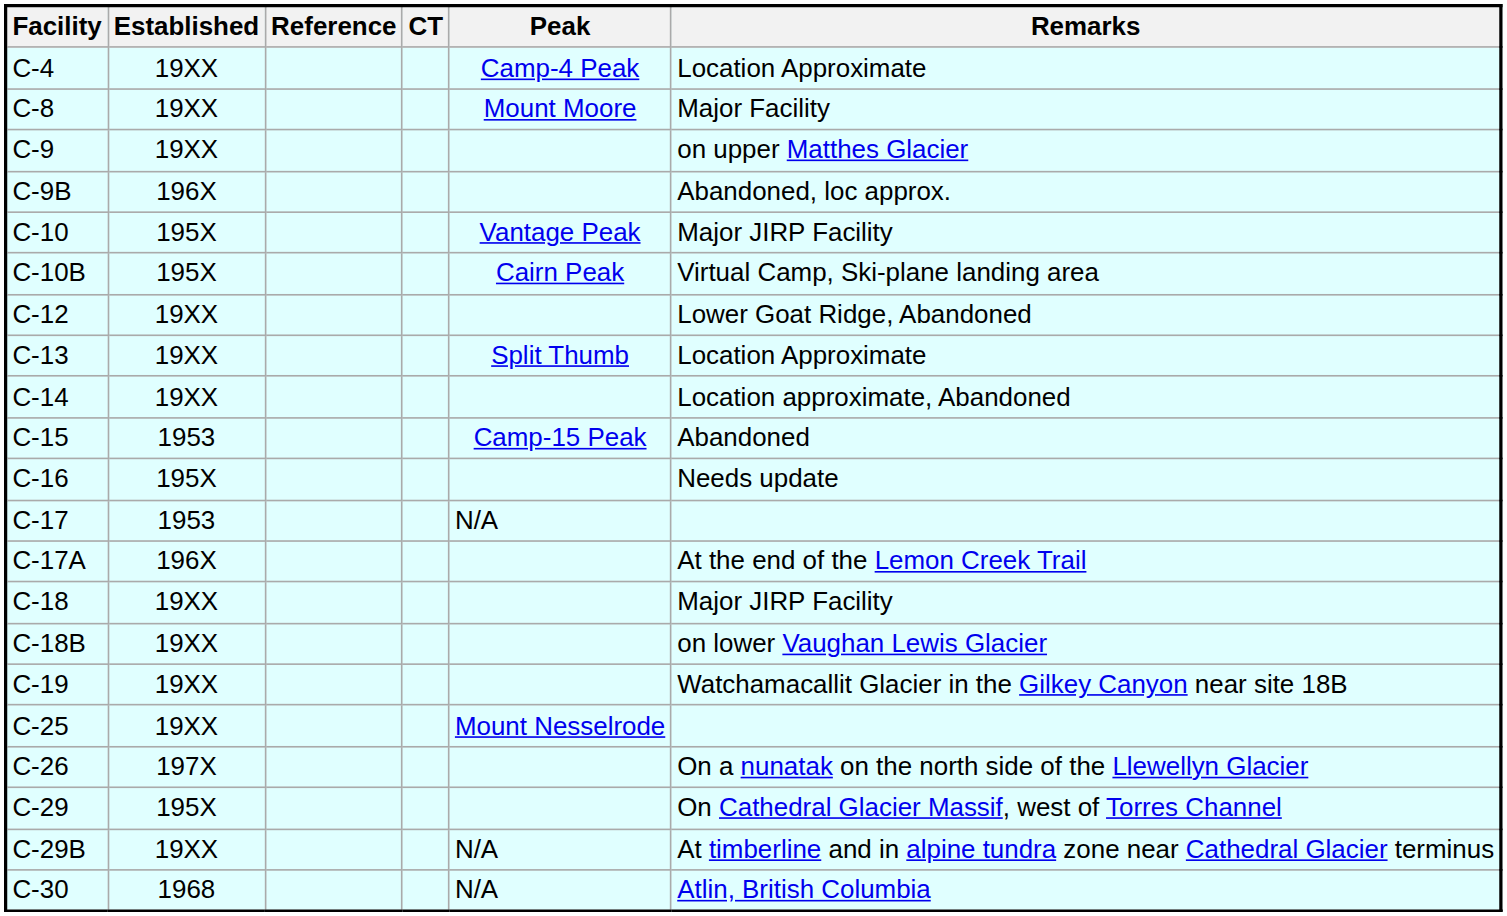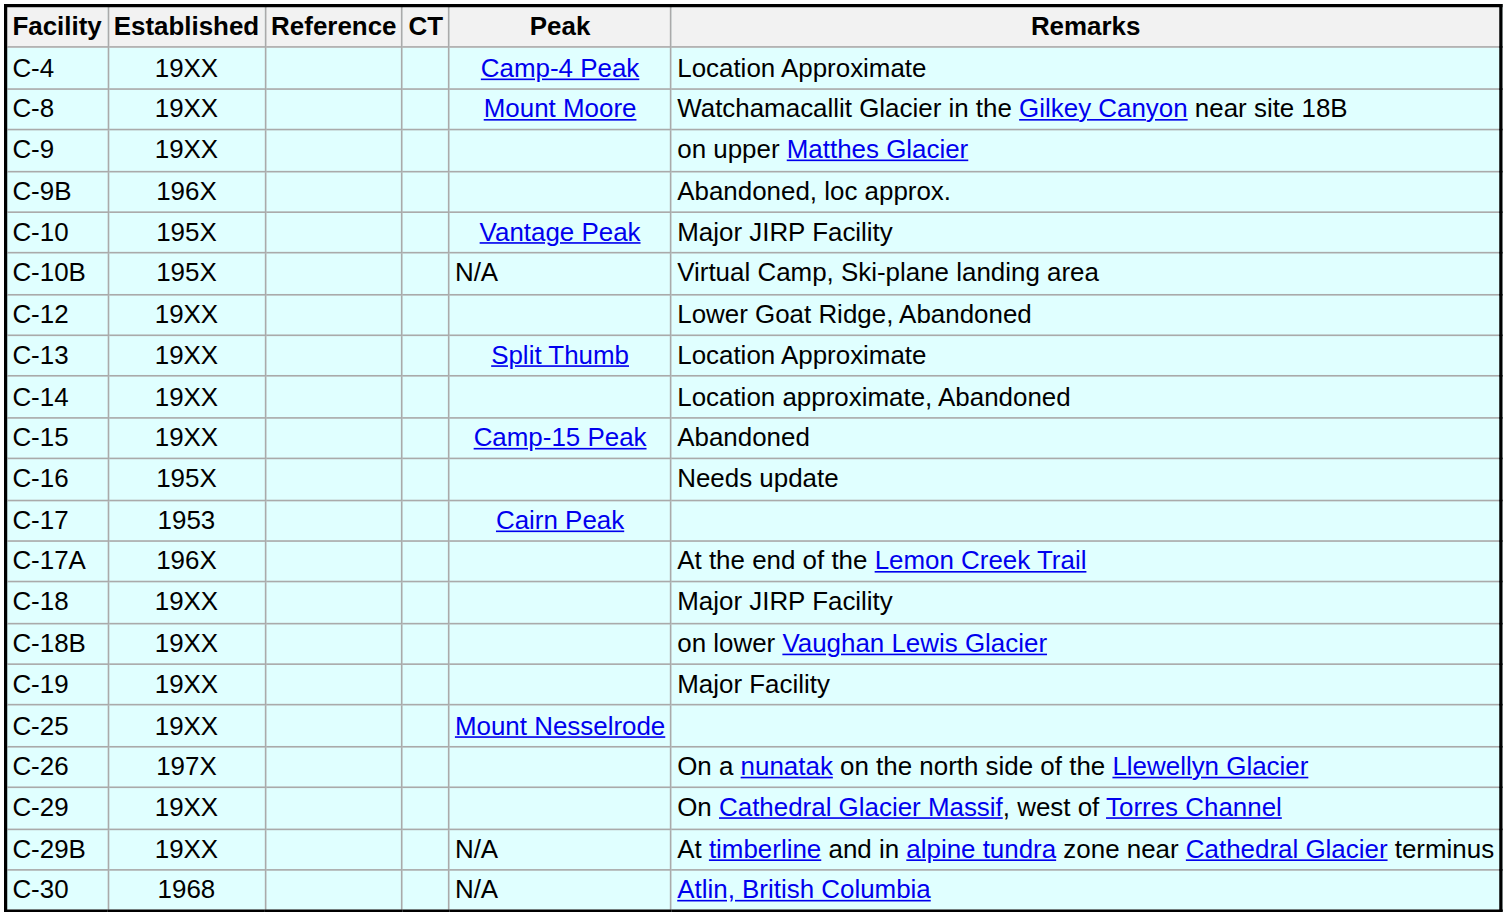(754, 108) Major Facility -> (1012, 108) Watchamacallit Glacier in the Gilkey Canyon near site 18B
(560, 273) Cairn Peak -> (477, 273) N/A
(186, 437) 1953 -> (186, 437) 19XX
(477, 519) N/A -> (560, 519) Cairn Peak
(1012, 684) Watchamacallit Glacier in the Gilkey Canyon near site 18B -> (754, 684) Major Facility
(186, 807) 195X -> (186, 807) 19XX
